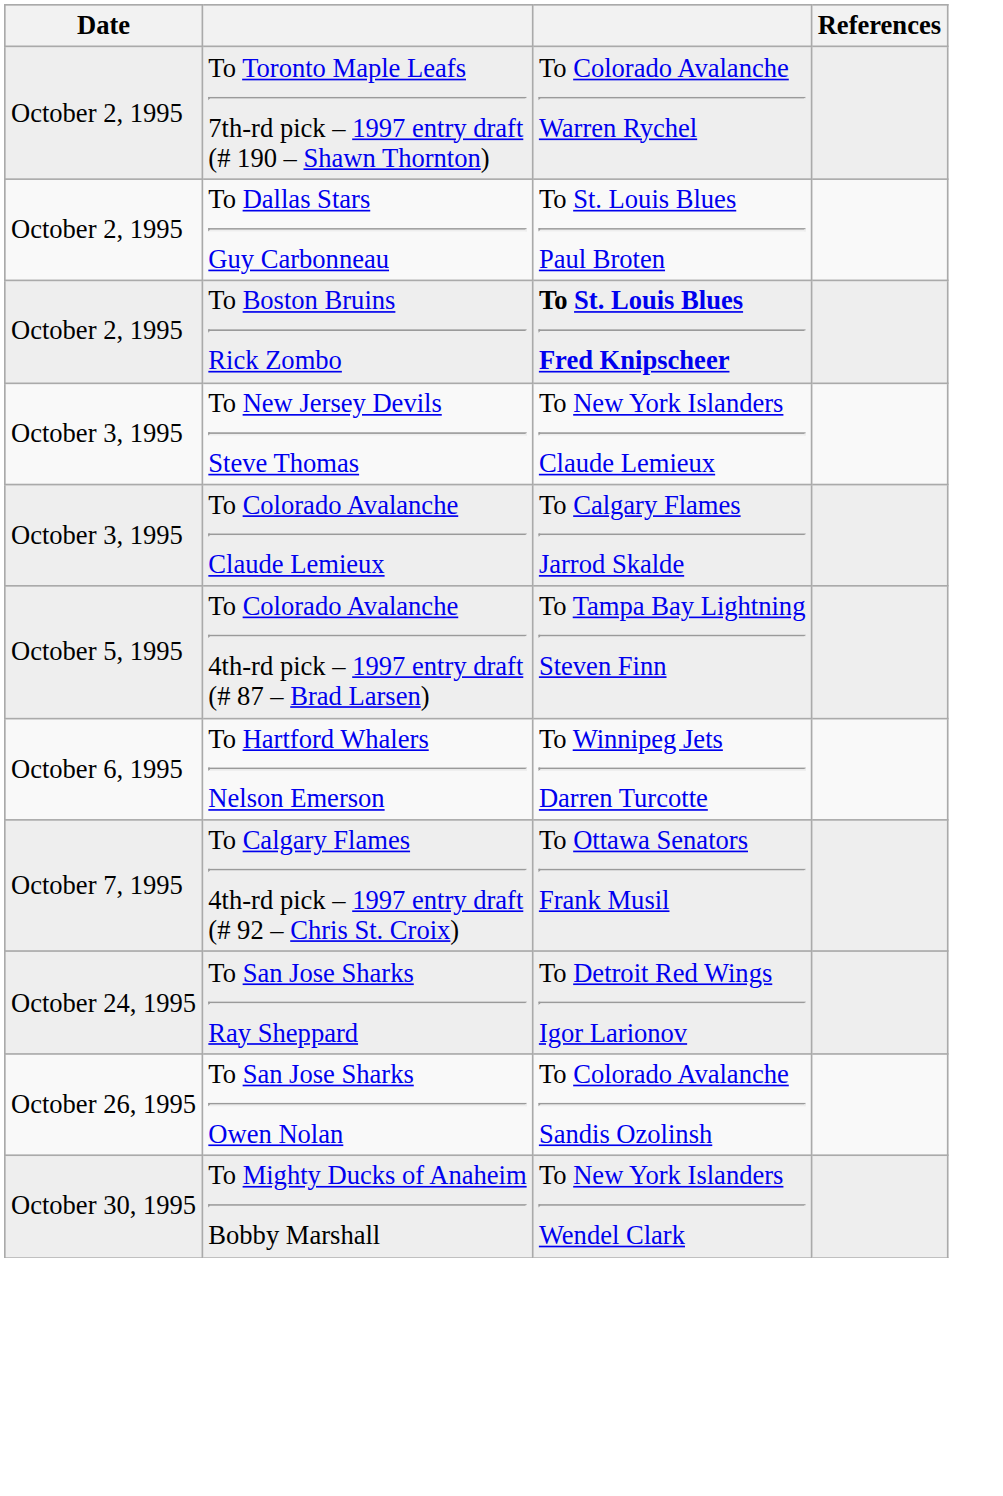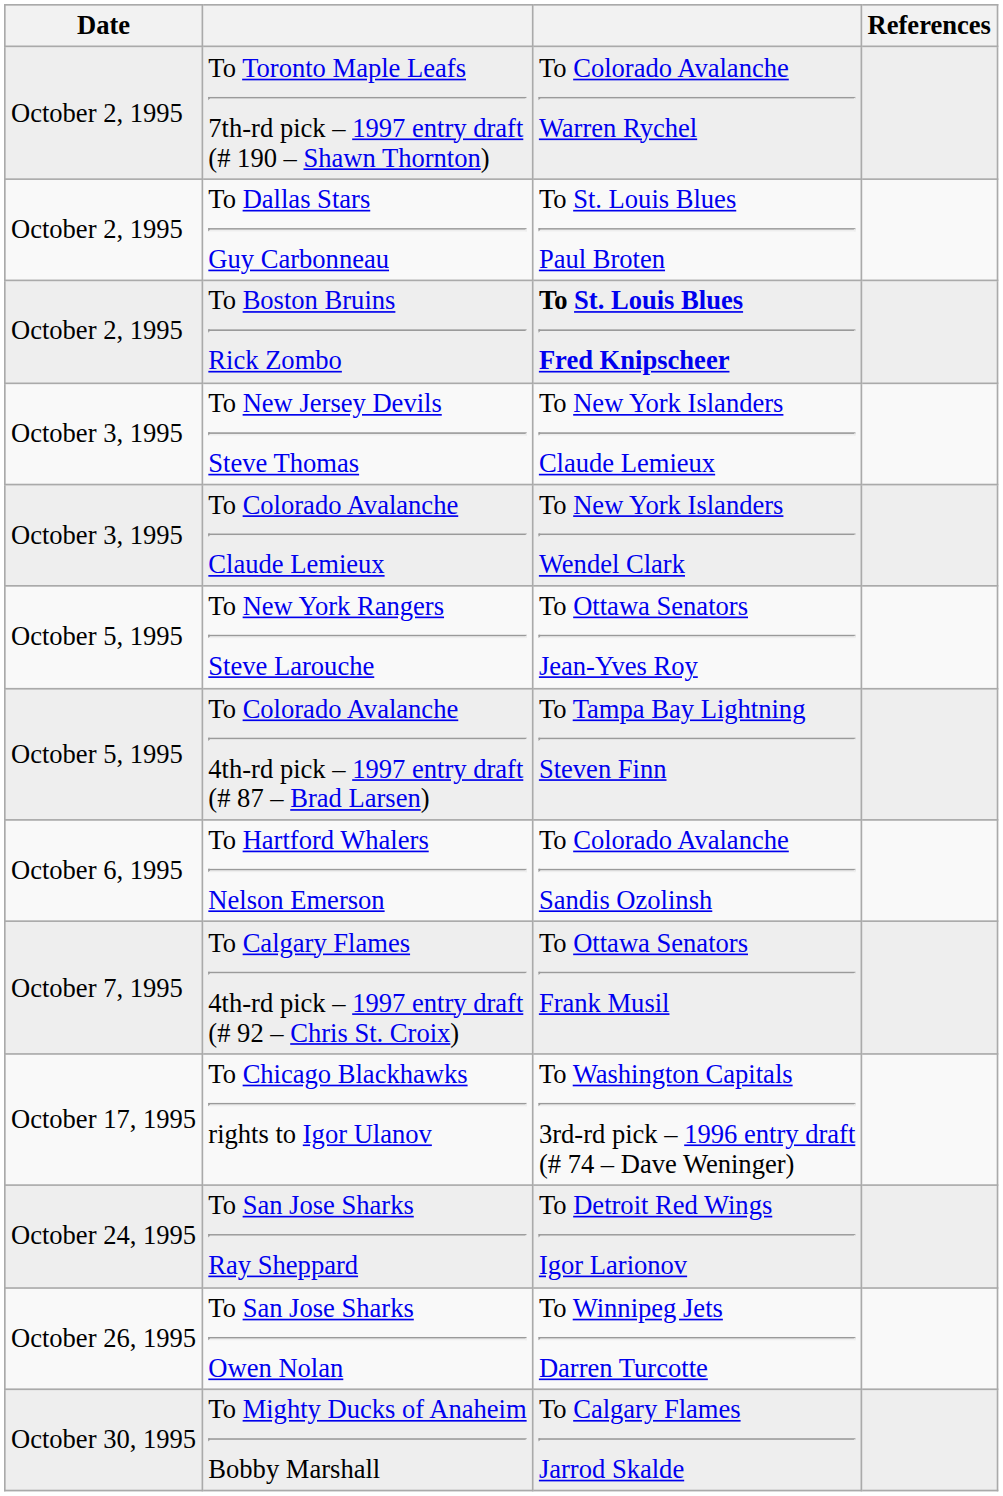(672, 534) To Calgary Flames Jarrod Skalde -> (697, 534) To New York Islanders Wendel Clark
+ row: (367, 636)
(672, 768) To Winnipeg Jets Darren Turcotte -> (697, 870) To Colorado Avalanche Sandis Ozolinsh
+ row: (367, 1104)
(672, 1104) To Colorado Avalanche Sandis Ozolinsh -> (697, 1337) To Winnipeg Jets Darren Turcotte
(672, 1206) To New York Islanders Wendel Clark -> (697, 1439) To Calgary Flames Jarrod Skalde
